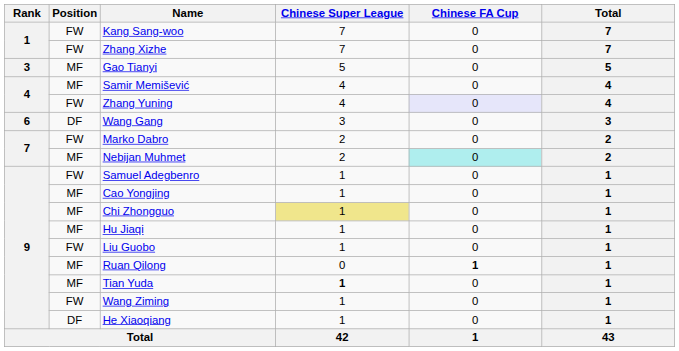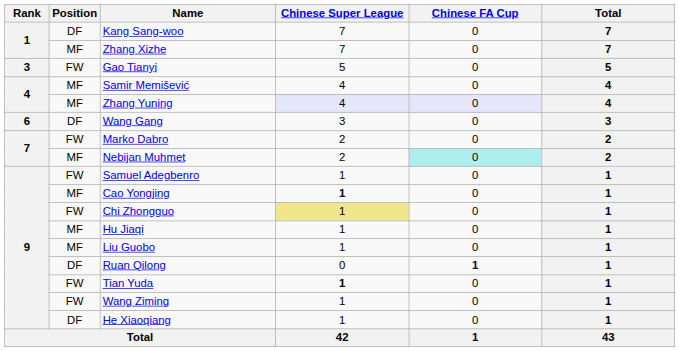(75, 31) FW -> (75, 31) DF
(75, 49) FW -> (75, 49) MF
(75, 67) MF -> (75, 67) FW
(75, 103) FW -> (75, 103) MF
(342, 103) no background -> (342, 103) lavender background
(342, 193) normal -> (342, 193) bold
(75, 211) MF -> (75, 211) FW
(75, 247) FW -> (75, 247) MF
(75, 265) MF -> (75, 265) DF
(75, 283) MF -> (75, 283) FW
